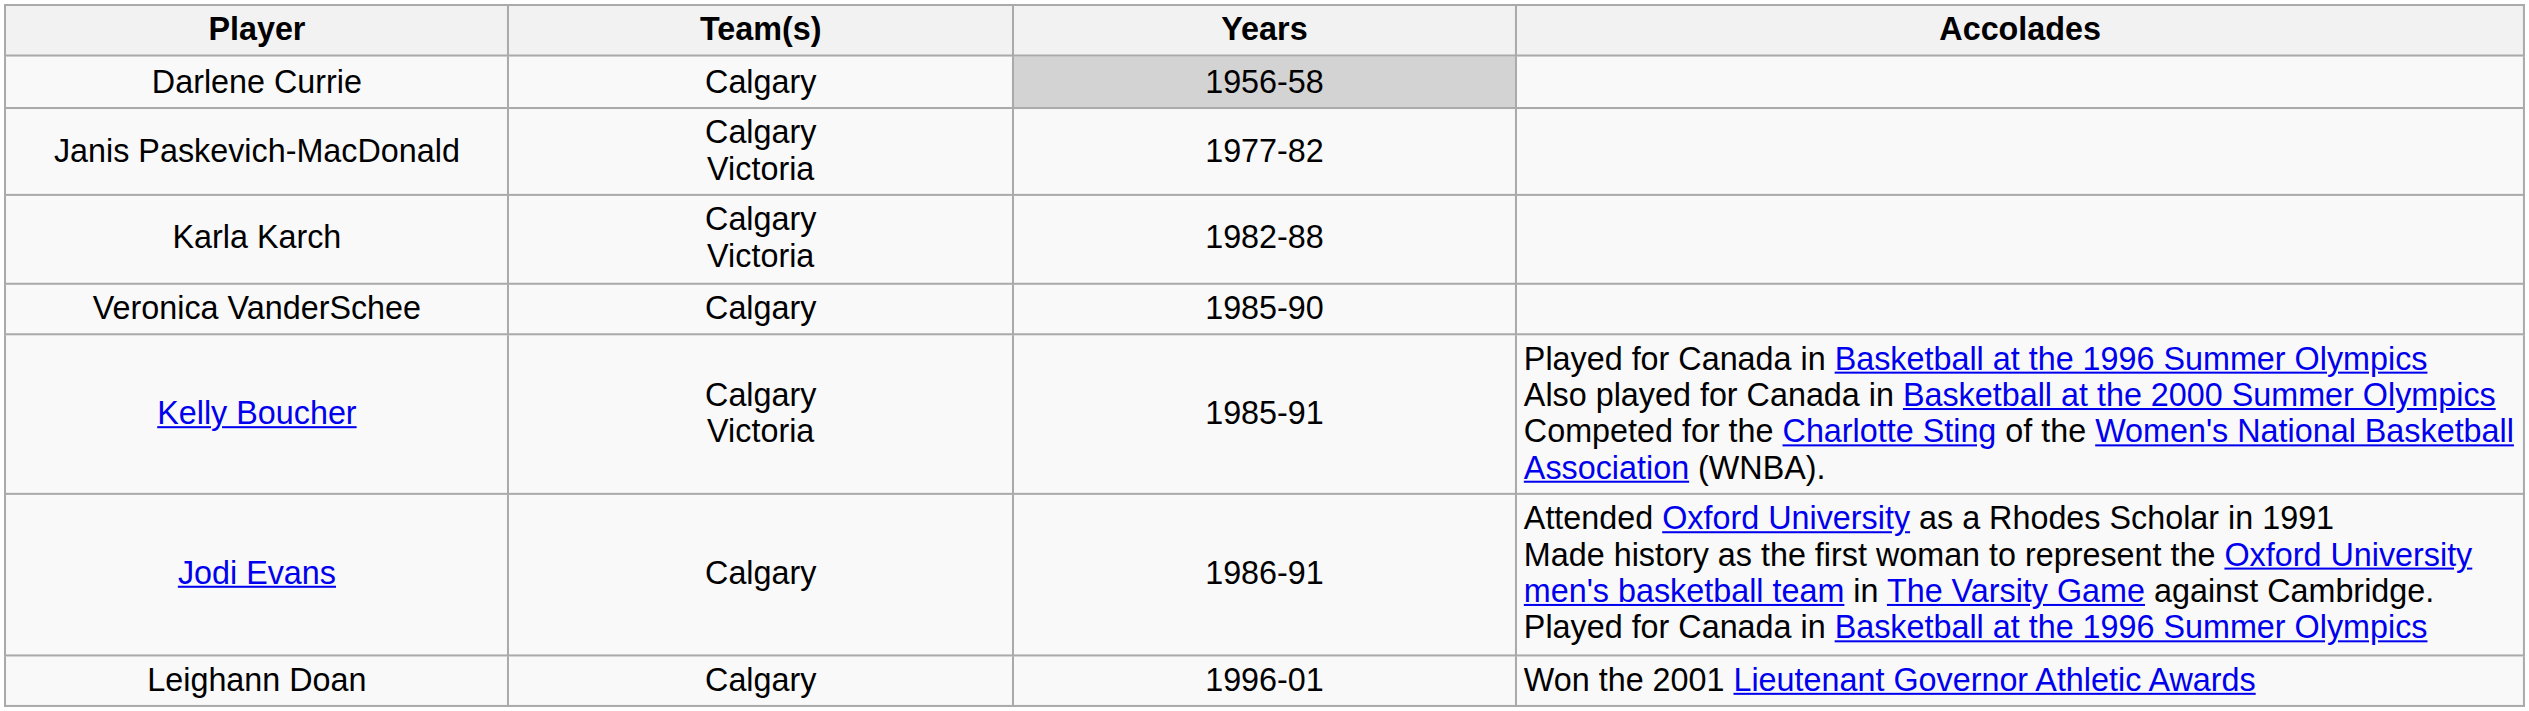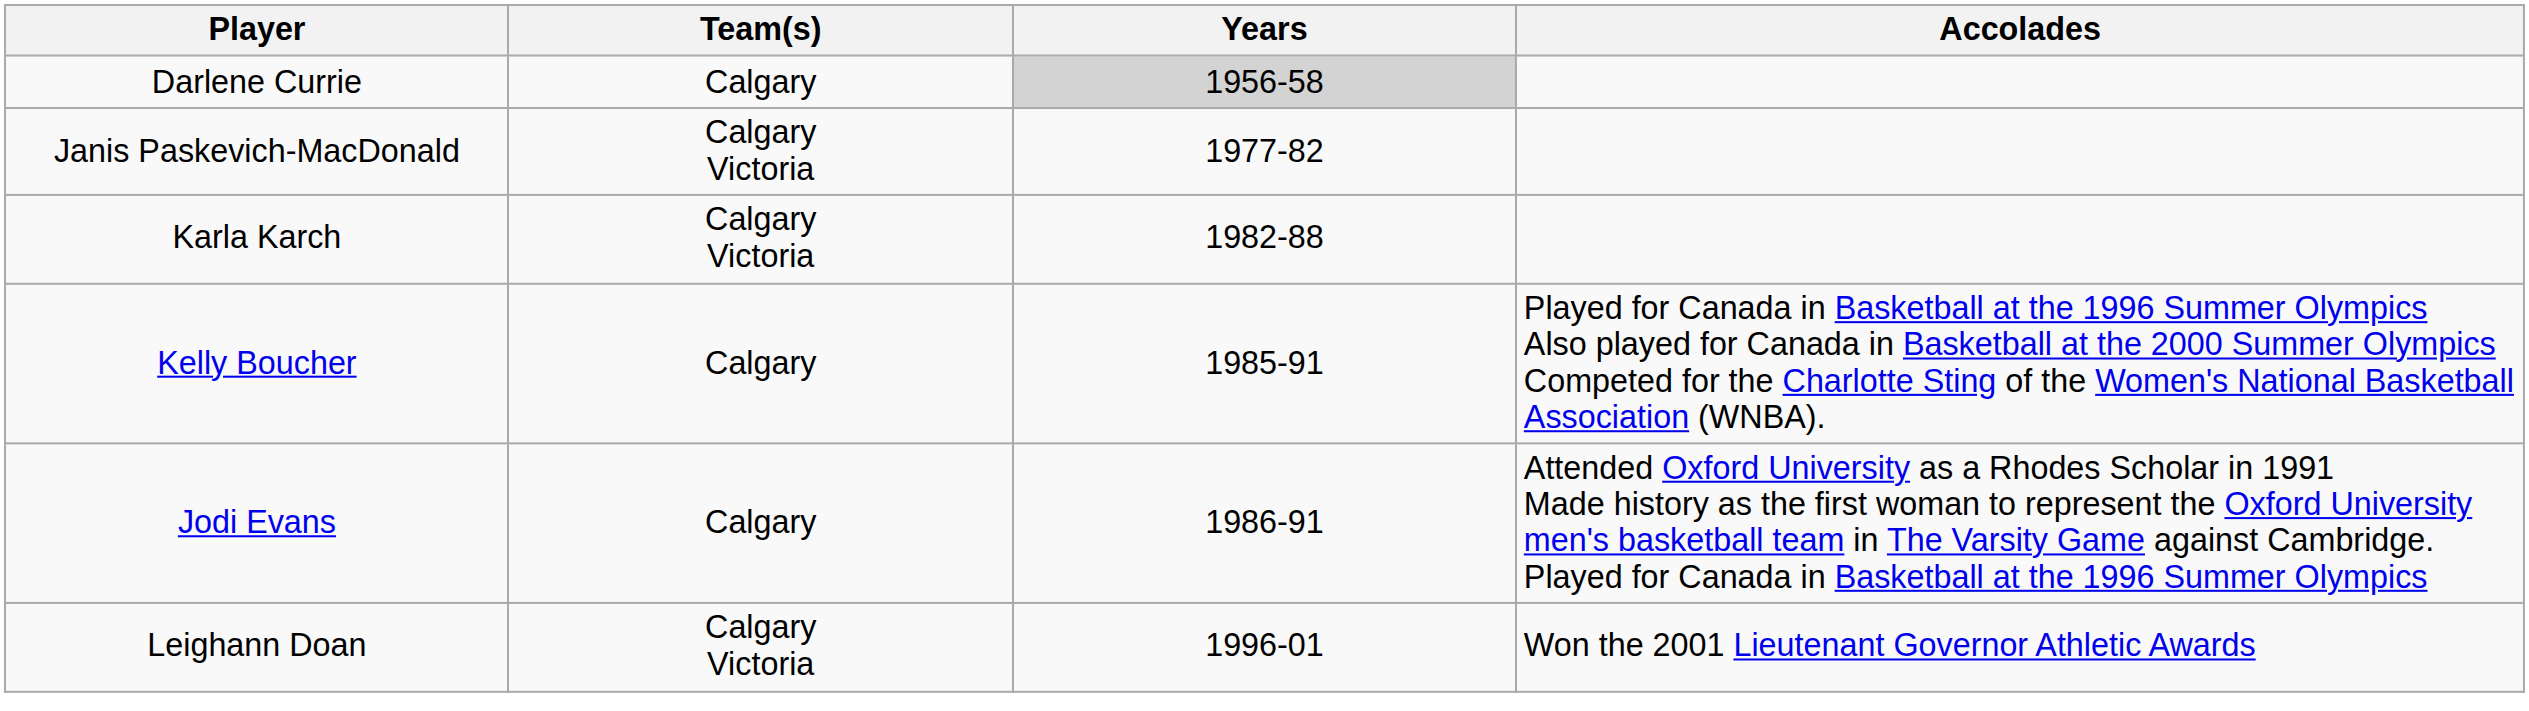- row: (257, 307)
(761, 413) Calgary Victoria -> (761, 362) Calgary
(761, 679) Calgary -> (761, 646) Calgary Victoria
